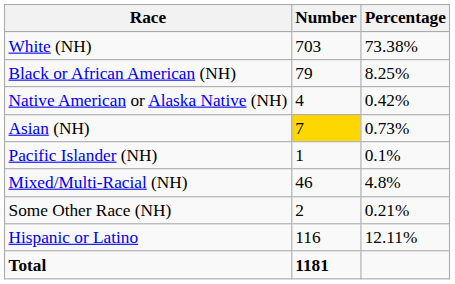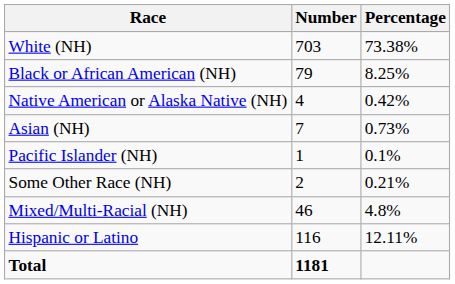(300, 127) gold background -> (300, 127) no background
rows swapped: (90, 210) <-> (98, 182)
